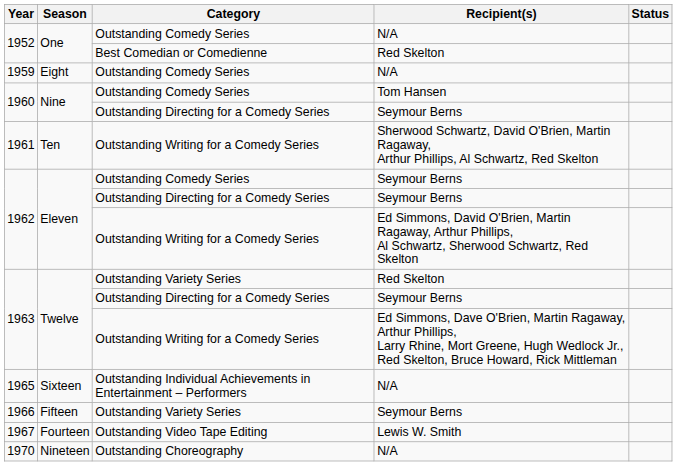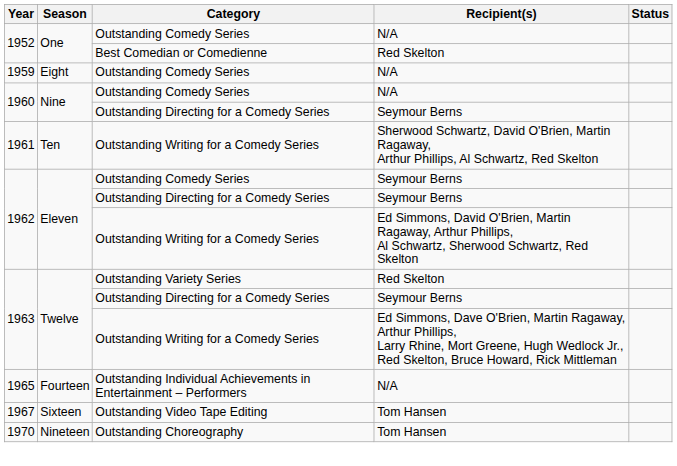(412, 92) Tom Hansen -> (387, 92) N/A
(61, 386) Sixteen -> (65, 386) Fourteen
- row: (21, 412)
(65, 432) Fourteen -> (61, 412) Sixteen
(419, 432) Lewis W. Smith -> (412, 412) Tom Hansen
(387, 451) N/A -> (412, 432) Tom Hansen
